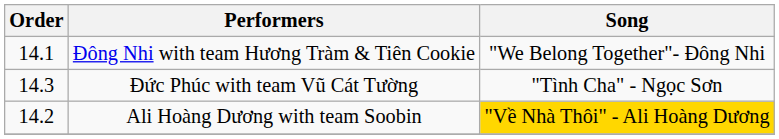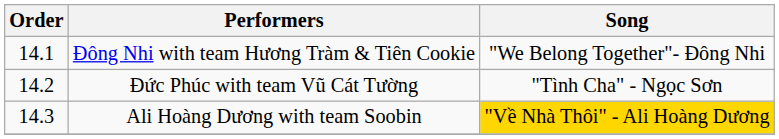(36, 85) 14.3 -> (36, 85) 14.2
(36, 117) 14.2 -> (36, 117) 14.3
